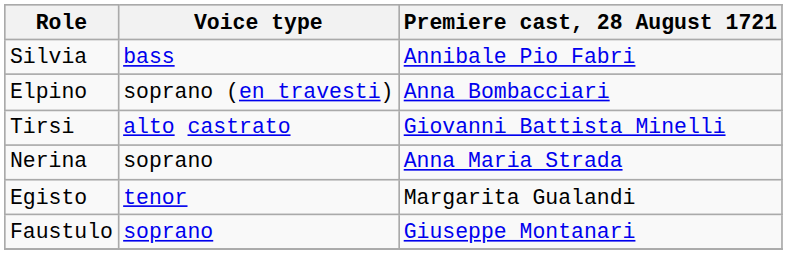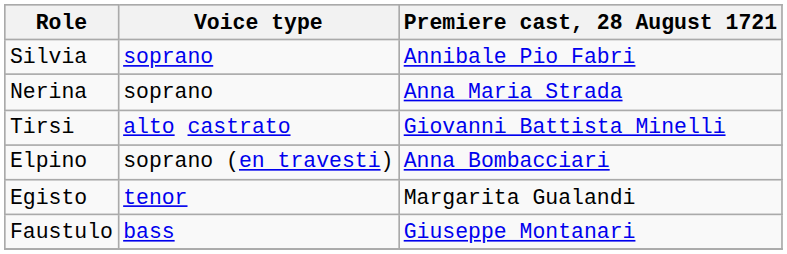(149, 57) bass -> (168, 57) soprano
rows swapped: (49, 92) <-> (49, 162)
(168, 232) soprano -> (149, 232) bass
